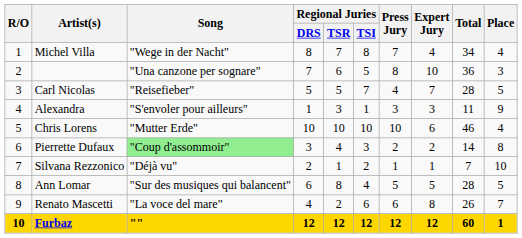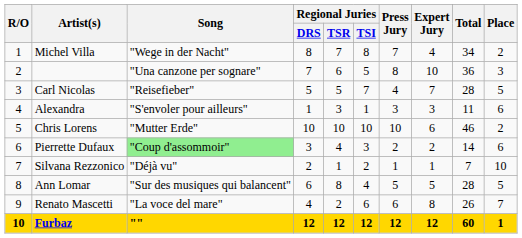(501, 52) 4 -> (501, 52) 2
(501, 109) 9 -> (501, 109) 6
(501, 128) 4 -> (501, 128) 2
(501, 147) 8 -> (501, 147) 6
